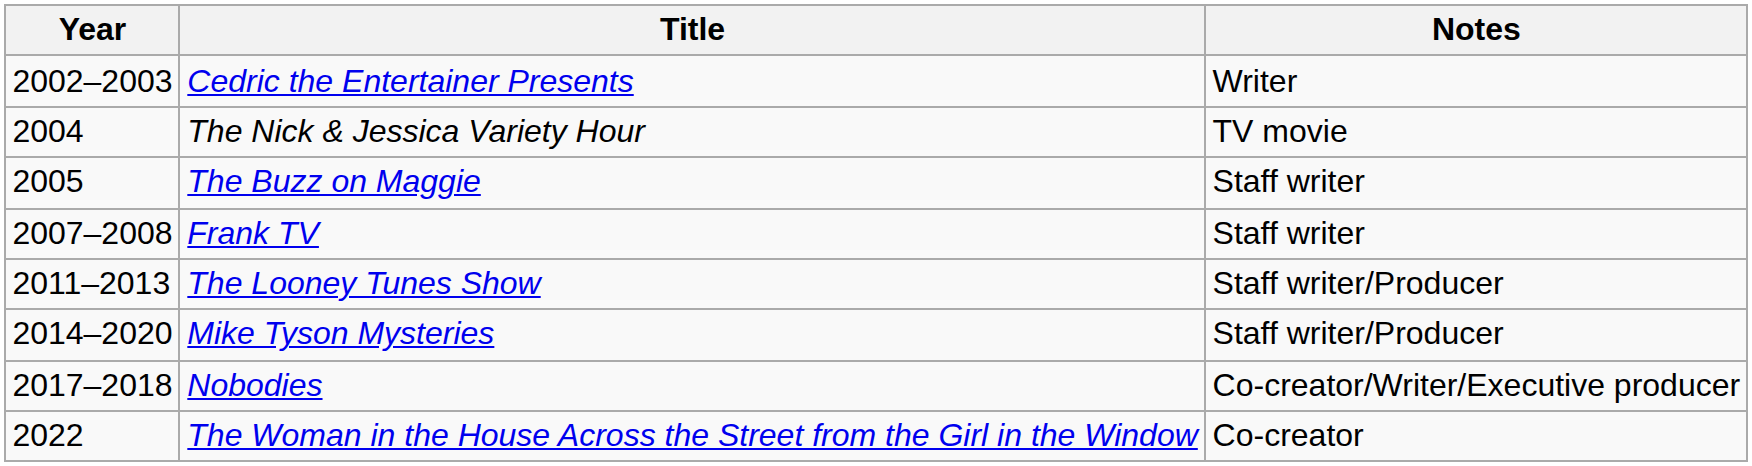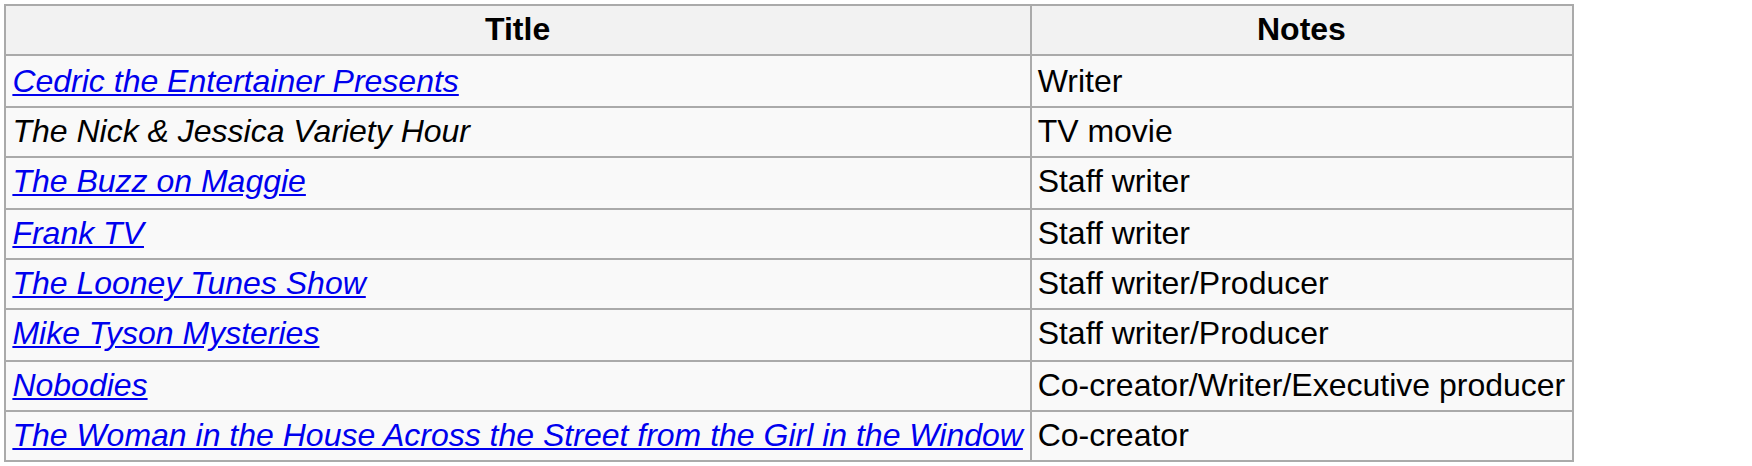- column: (92, 29)
